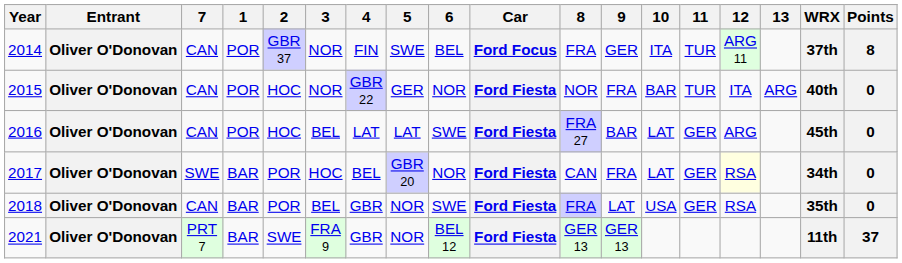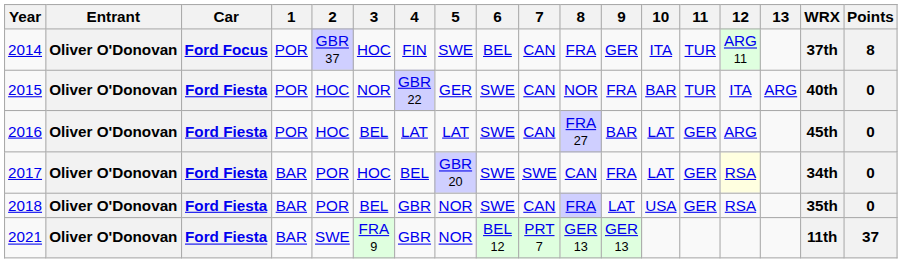columns swapped: (515, 17) <-> (202, 17)
(326, 50) NOR -> (374, 50) HOC
(449, 91) NOR -> (497, 91) SWE
(449, 173) NOR -> (497, 173) SWE
